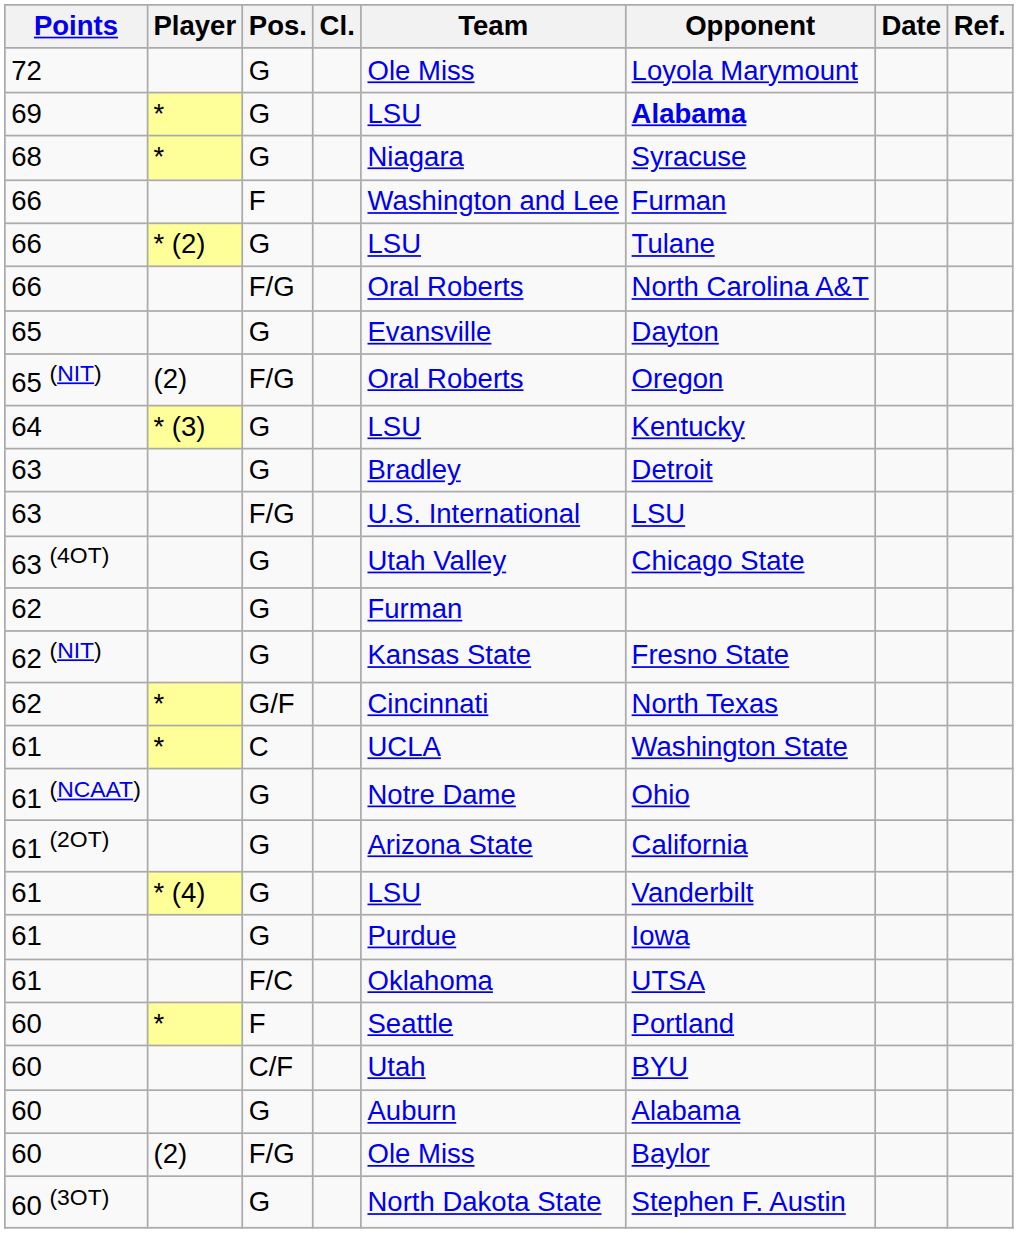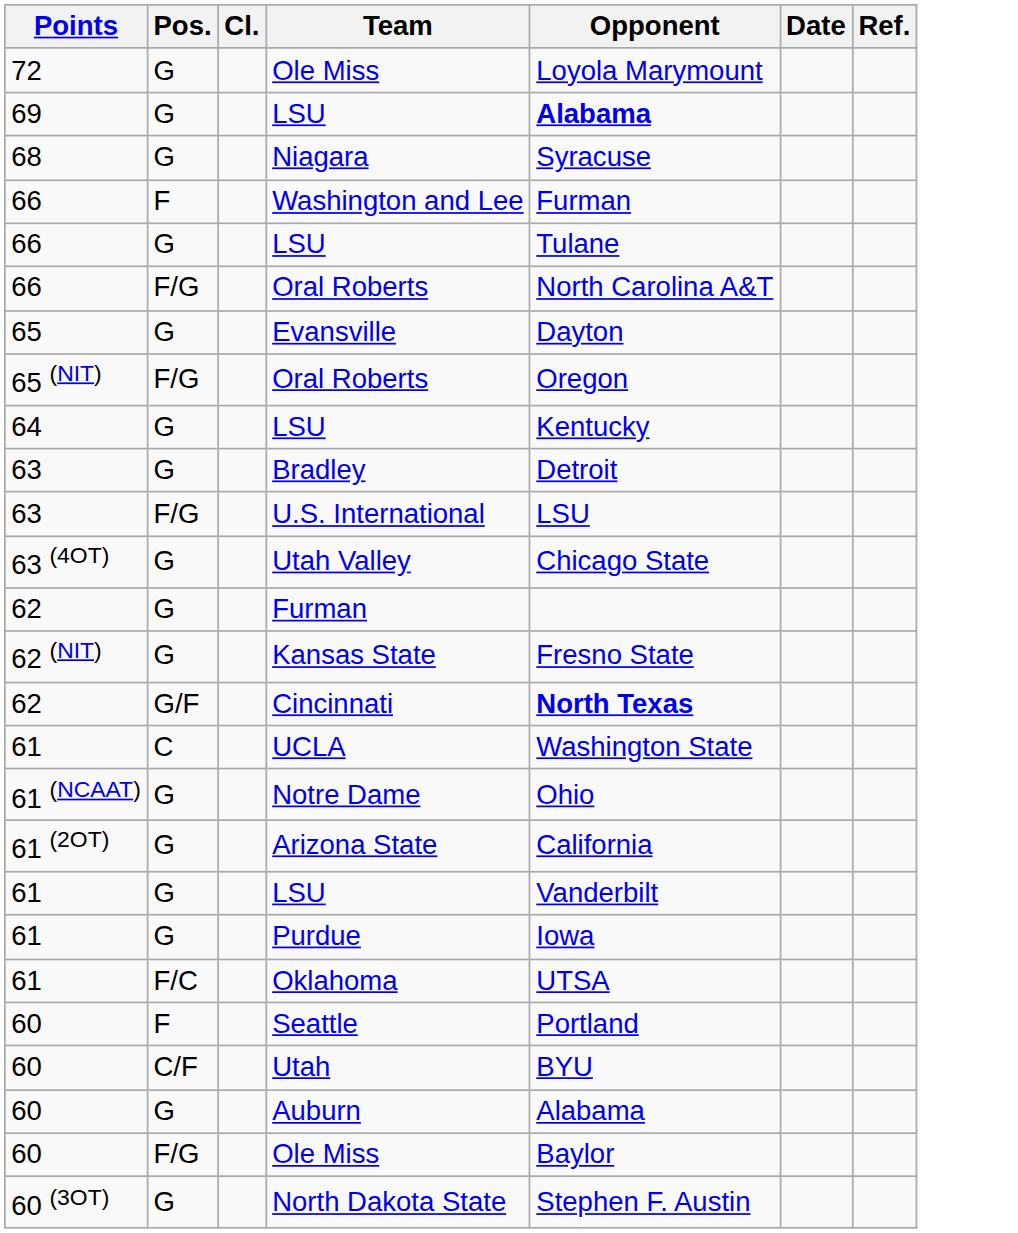- column: (195, 26)
(705, 703) normal -> (615, 703) bold
